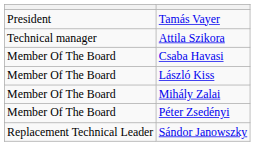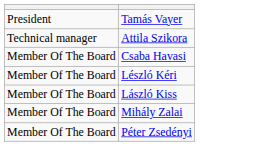+ row: (149, 75)
- row: (203, 132)
